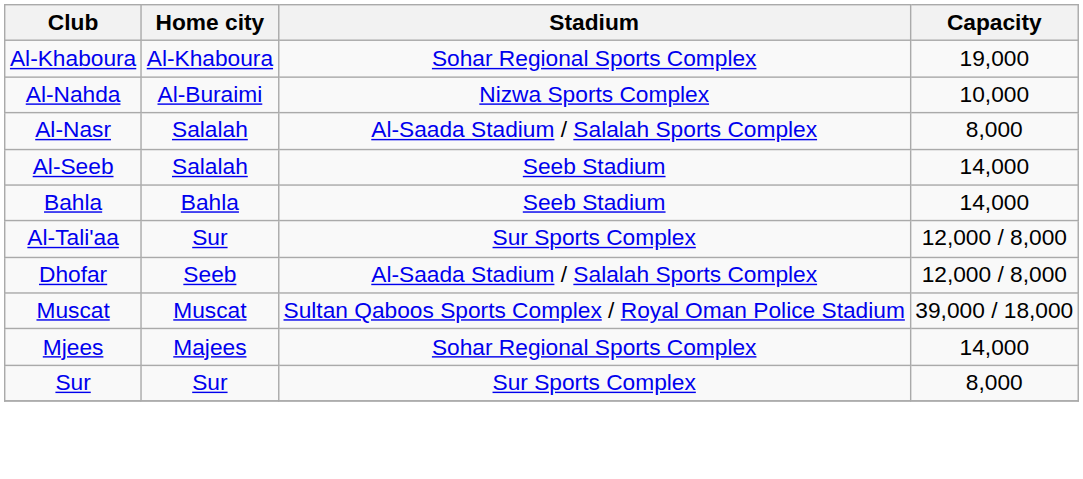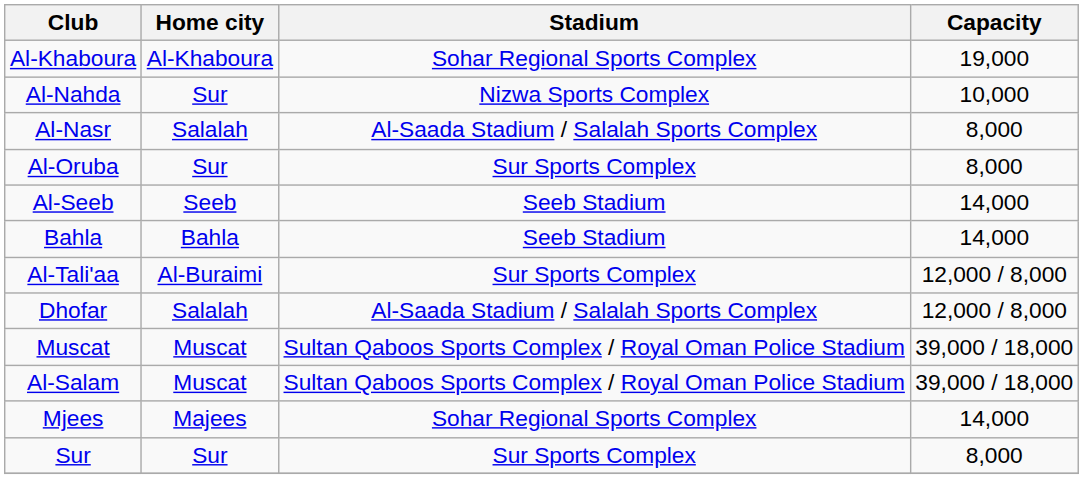(210, 94) Al-Buraimi -> (210, 94) Sur
+ row: (73, 166)
(210, 166) Salalah -> (210, 202) Seeb
(210, 238) Sur -> (210, 274) Al-Buraimi
(210, 274) Seeb -> (210, 310) Salalah
+ row: (73, 382)
